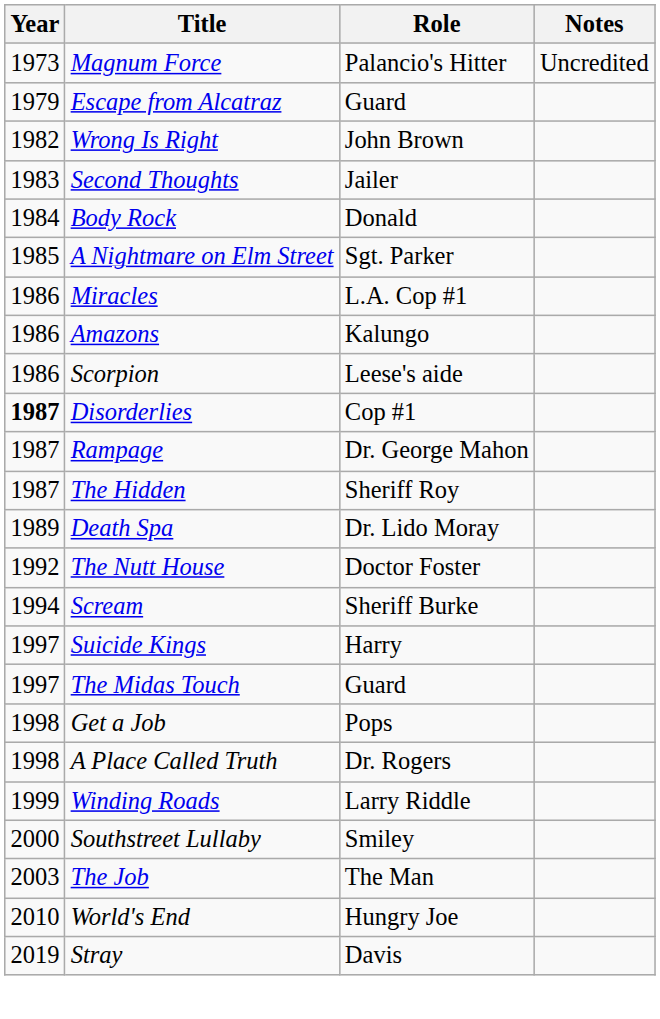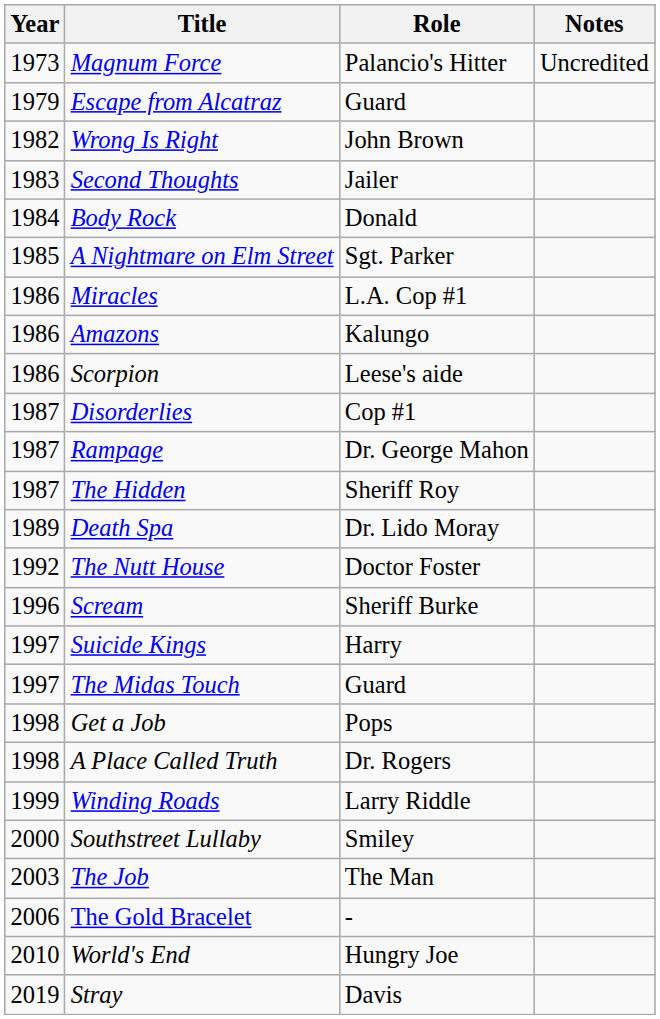(35, 412) bold -> (35, 412) normal
(35, 606) 1994 -> (35, 606) 1996
+ row: (161, 916)
